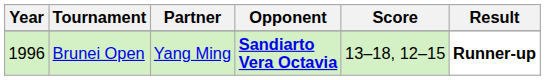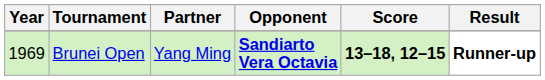(27, 53) 1996 -> (27, 53) 1969
(395, 53) normal -> (395, 53) bold
